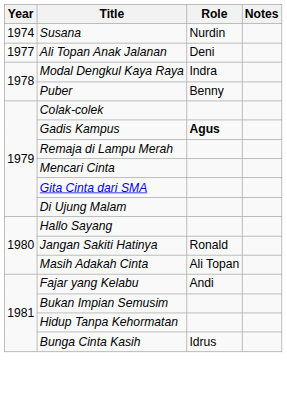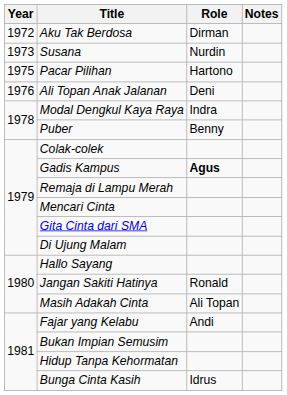+ row: (86, 33)
(21, 33) 1974 -> (21, 52) 1973
+ row: (76, 71)
(21, 52) 1977 -> (21, 91) 1976
